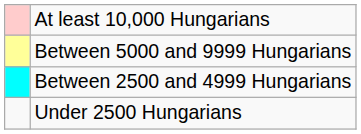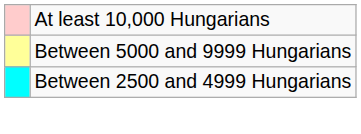- row: (138, 112)
